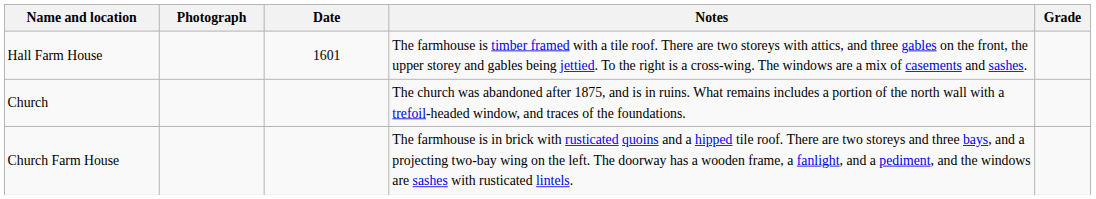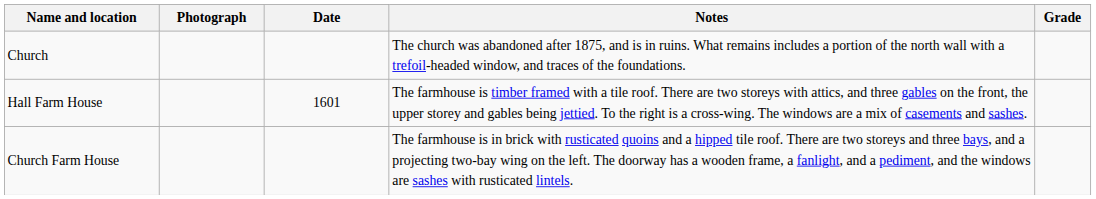rows swapped: (28, 102) <-> (55, 55)
